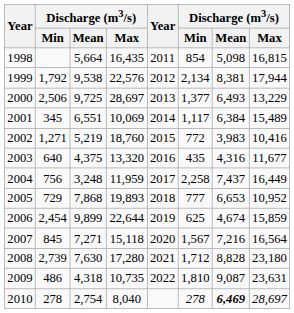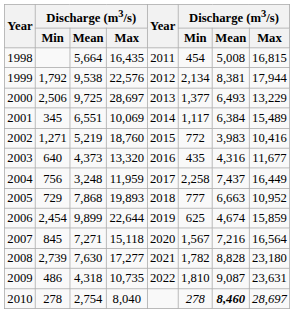(195, 58) 854 -> (195, 58) 454
(231, 58) 5,098 -> (231, 58) 5,008
(88, 158) 4,375 -> (88, 158) 4,373
(231, 198) 6,653 -> (231, 198) 6,663
(127, 258) 17,280 -> (127, 258) 17,277
(195, 258) 1,712 -> (195, 258) 1,782
(231, 298) 6,469 -> (231, 298) 8,460
